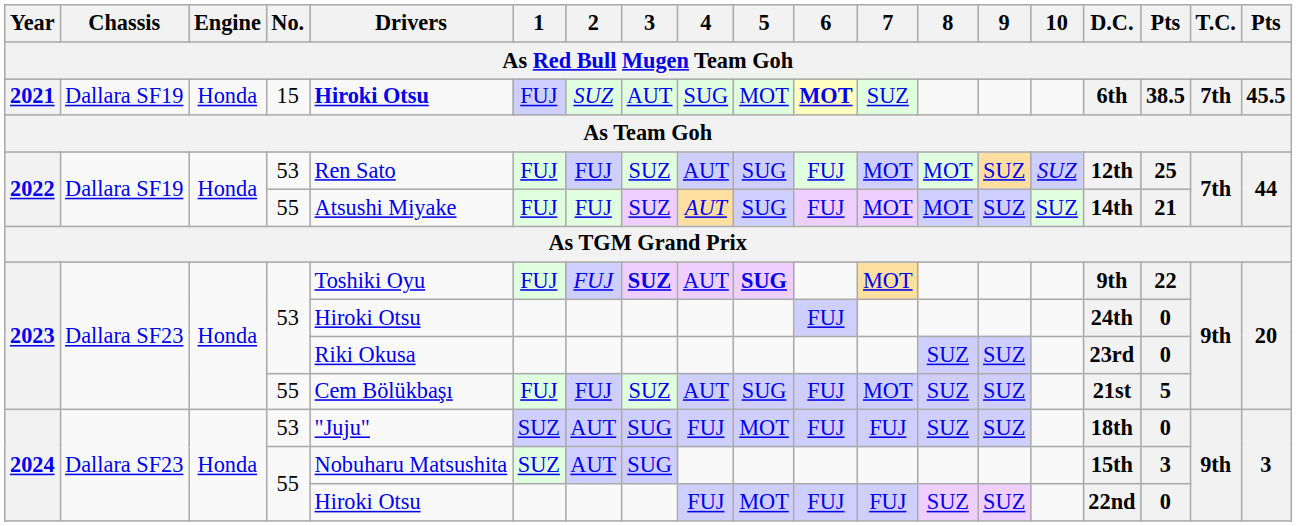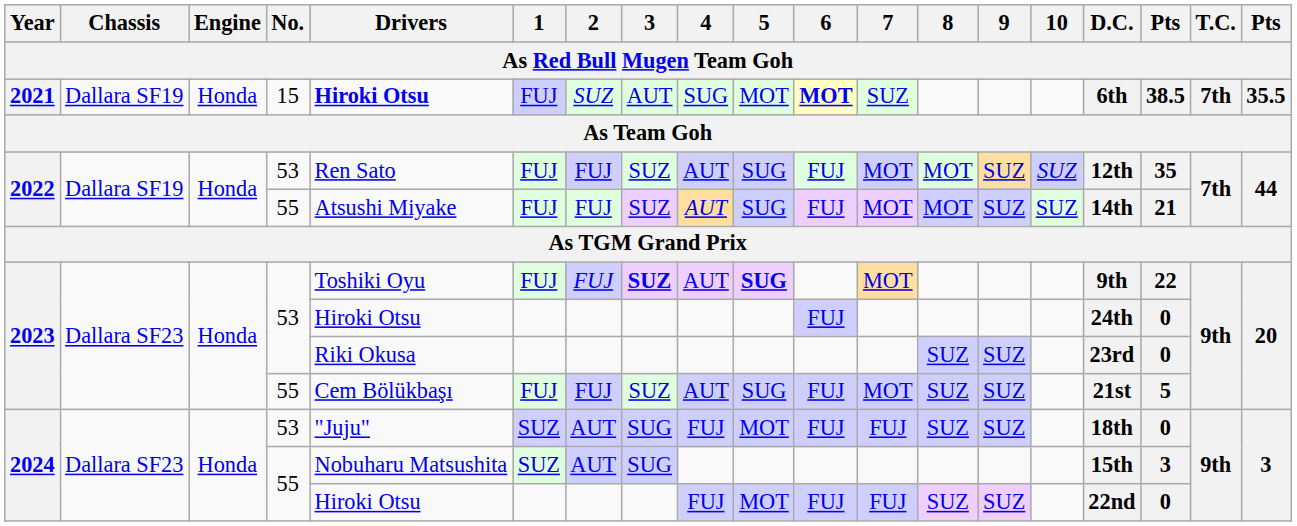(1266, 96) 45.5 -> (1266, 96) 35.5
(1165, 170) 25 -> (1165, 170) 35
